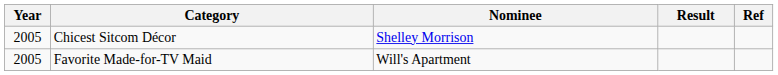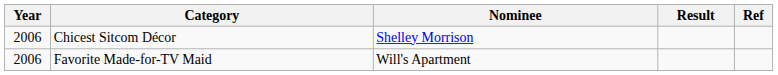(27, 37) 2005 -> (27, 37) 2006
(27, 59) 2005 -> (27, 59) 2006
